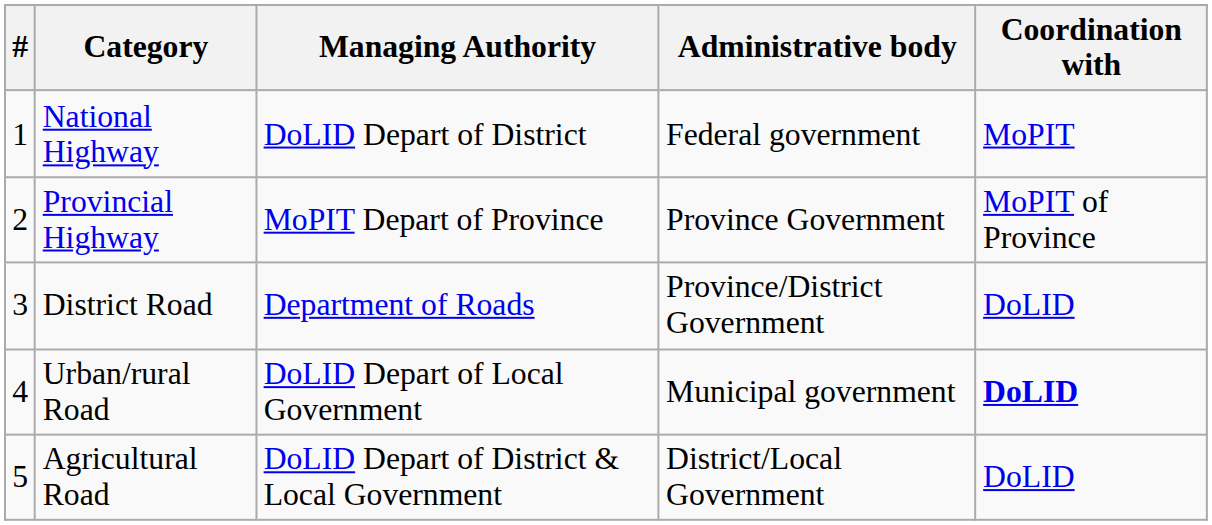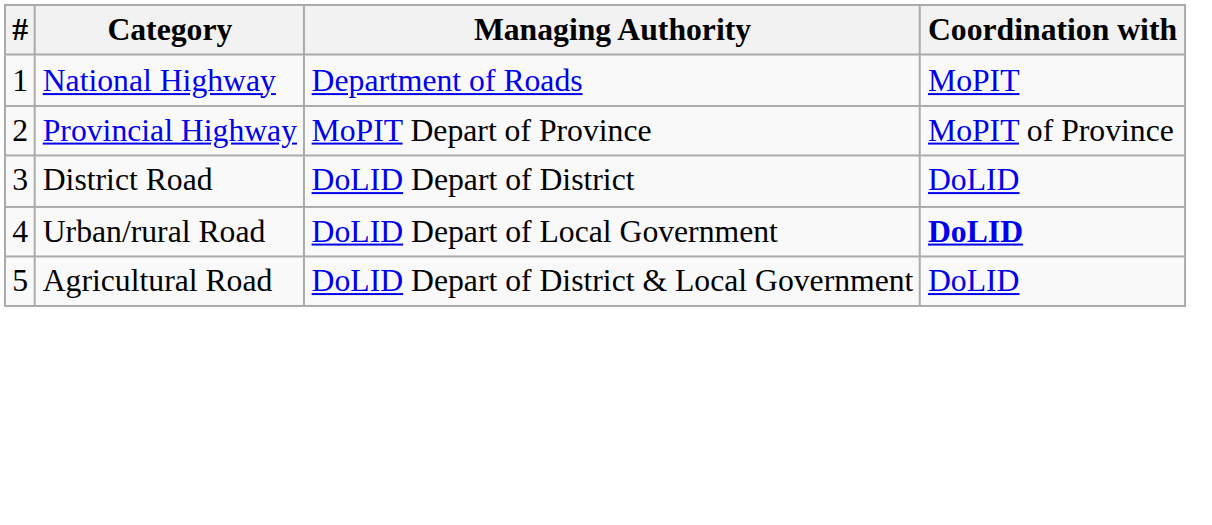- column: (817, 47)
(425, 133) DoLID Depart of District -> (447, 79) Department of Roads
(399, 305) Department of Roads -> (473, 180) DoLID Depart of District
